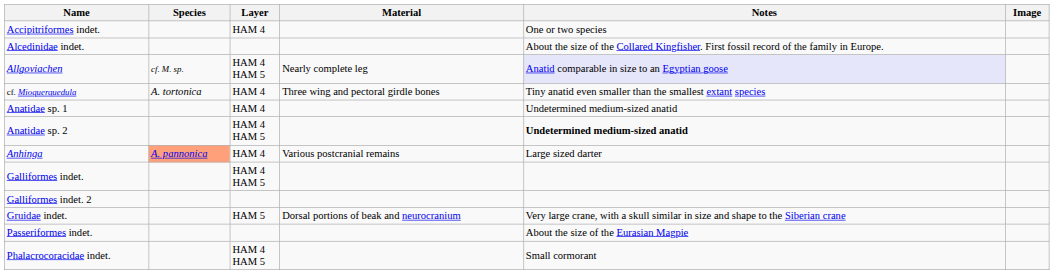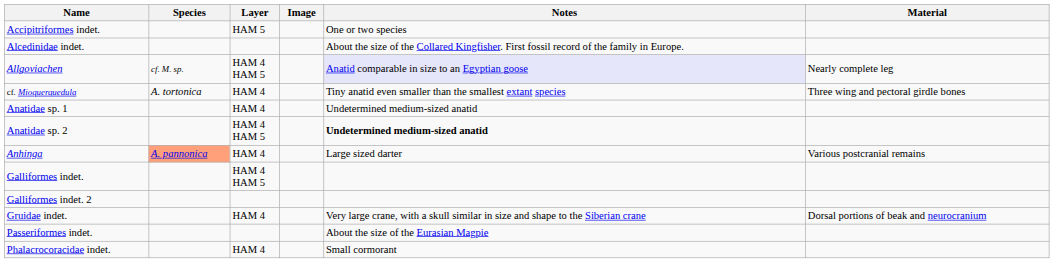columns swapped: (402, 12) <-> (1027, 12)
(249, 29) HAM 4 -> (249, 29) HAM 5
(249, 215) HAM 5 -> (249, 215) HAM 4
(249, 255) HAM 4 HAM 5 -> (249, 249) HAM 4
